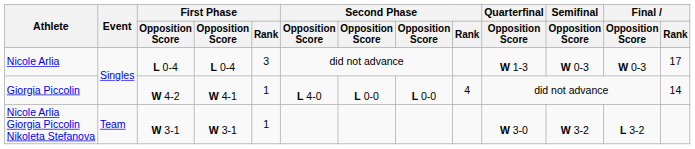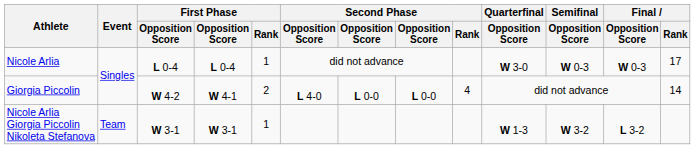(266, 62) 3 -> (266, 62) 1
(514, 68) W 1-3 -> (514, 68) W 3-0
(266, 90) 1 -> (266, 90) 2
(514, 130) W 3-0 -> (514, 130) W 1-3
